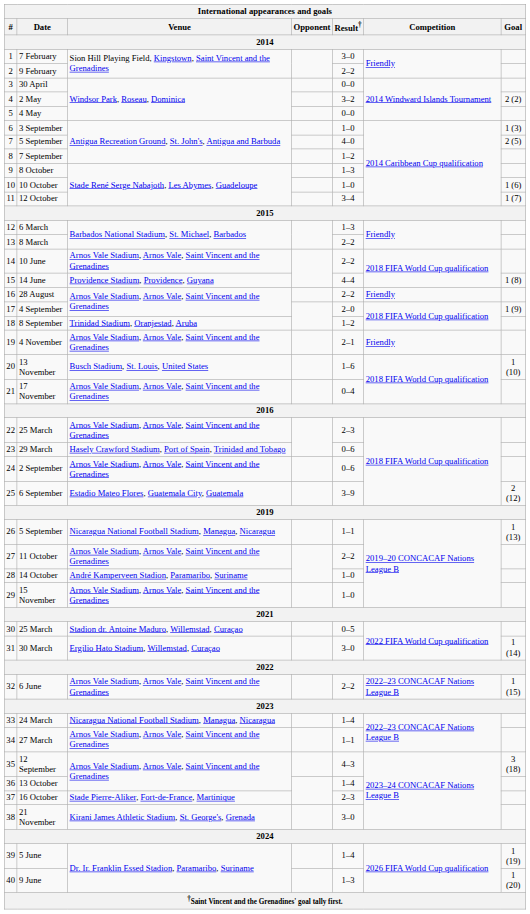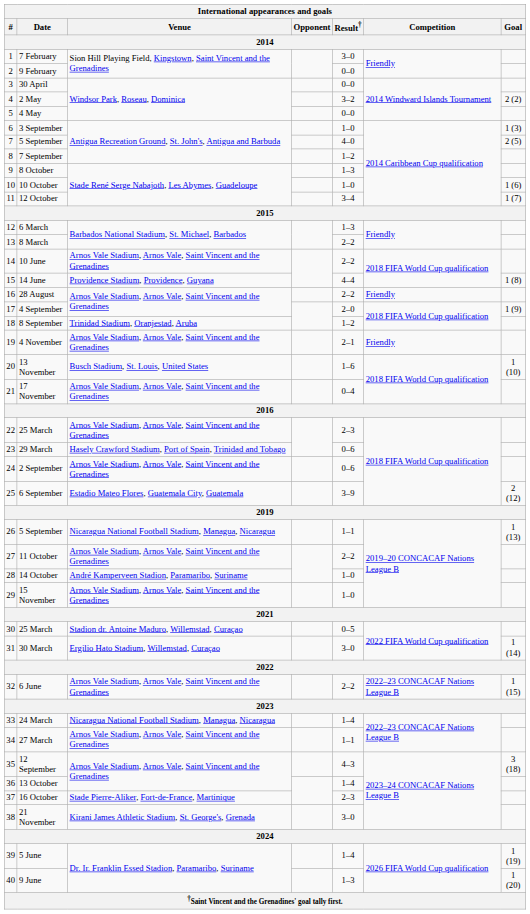(348, 71) 2–2 -> (348, 71) 0–0
